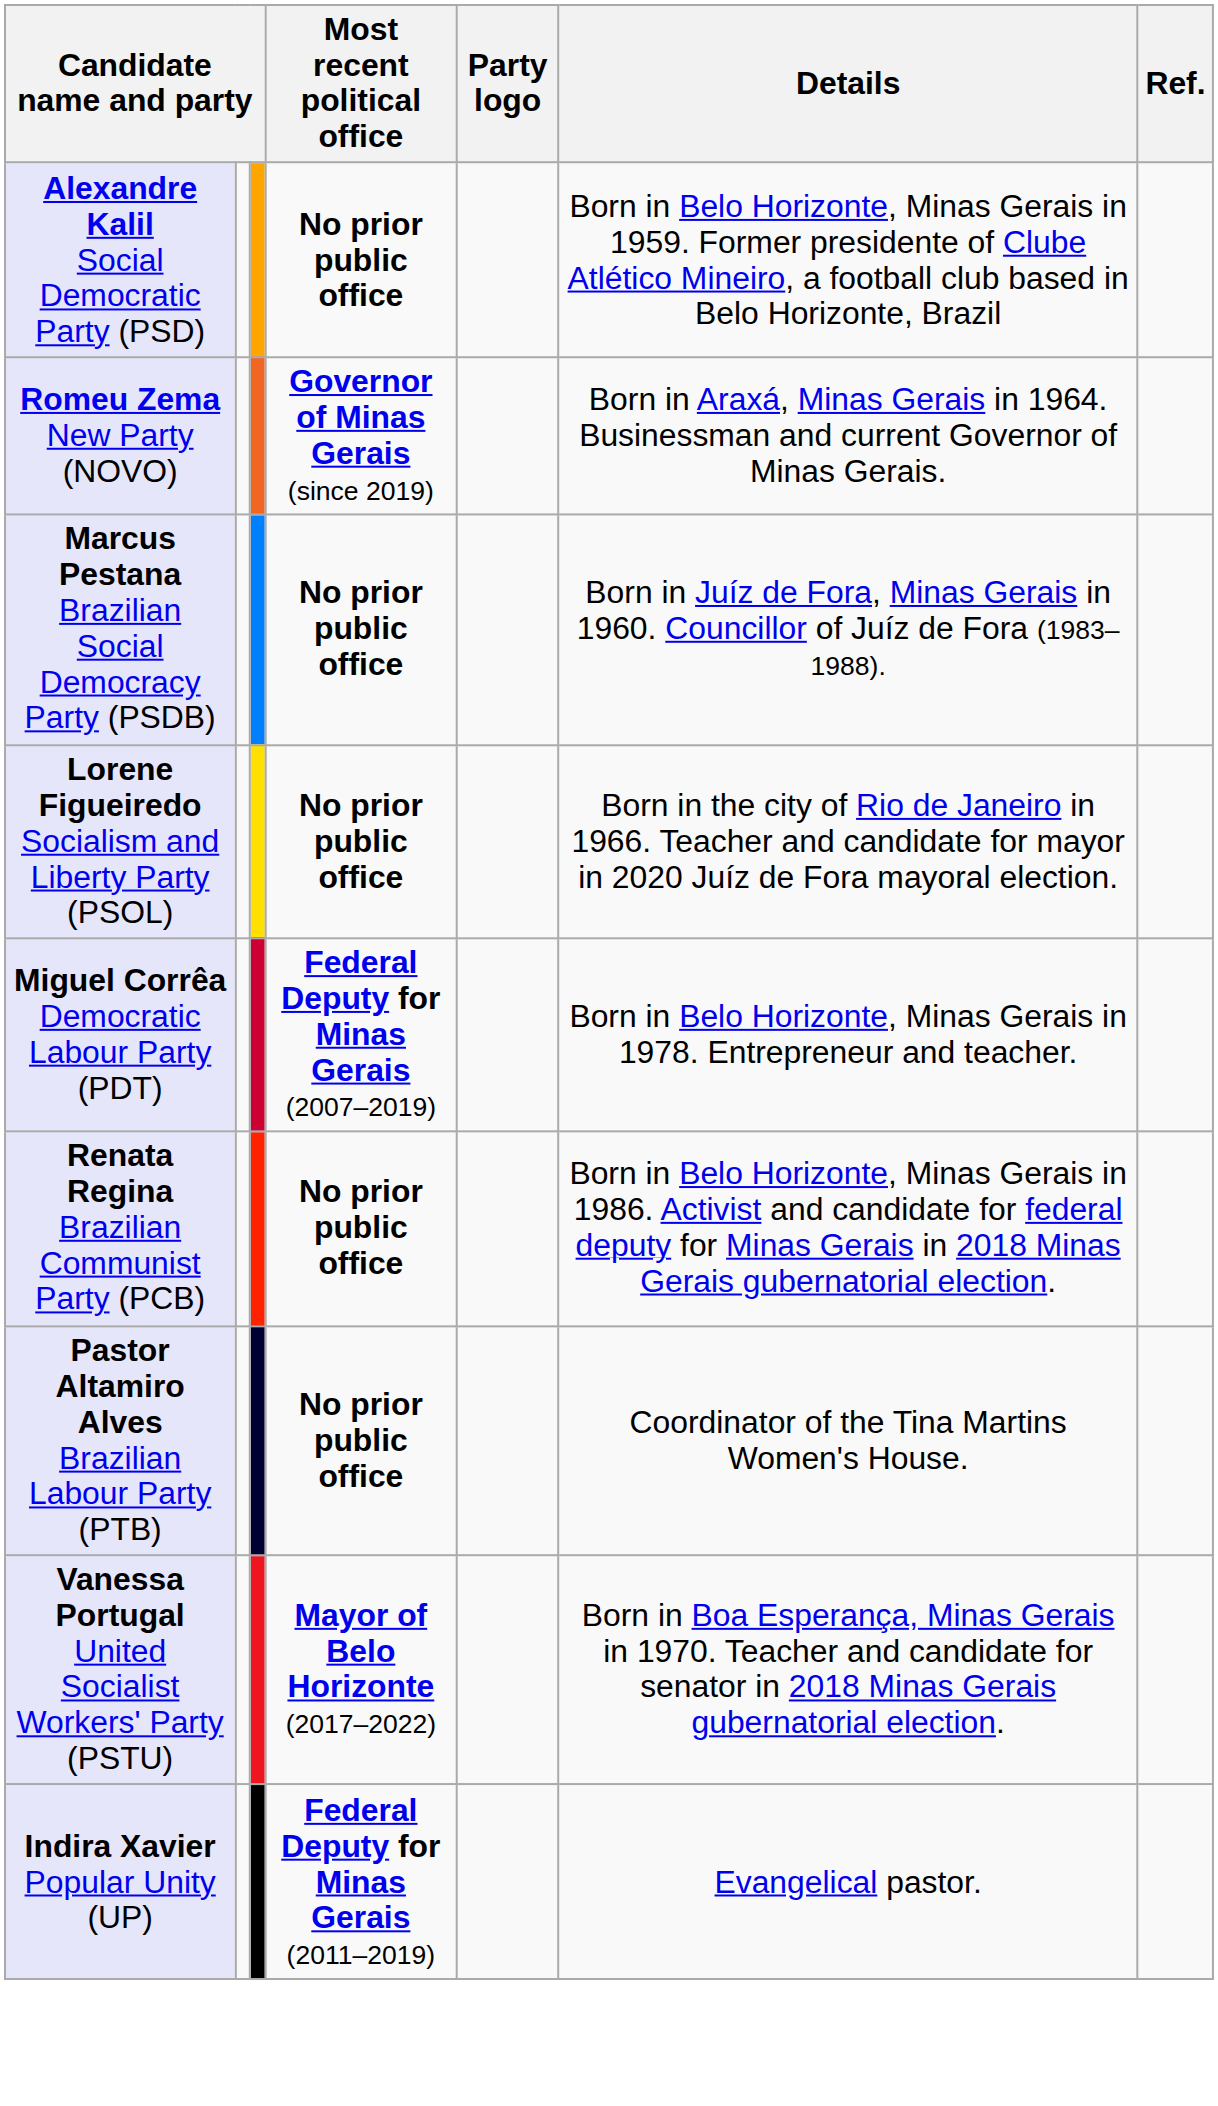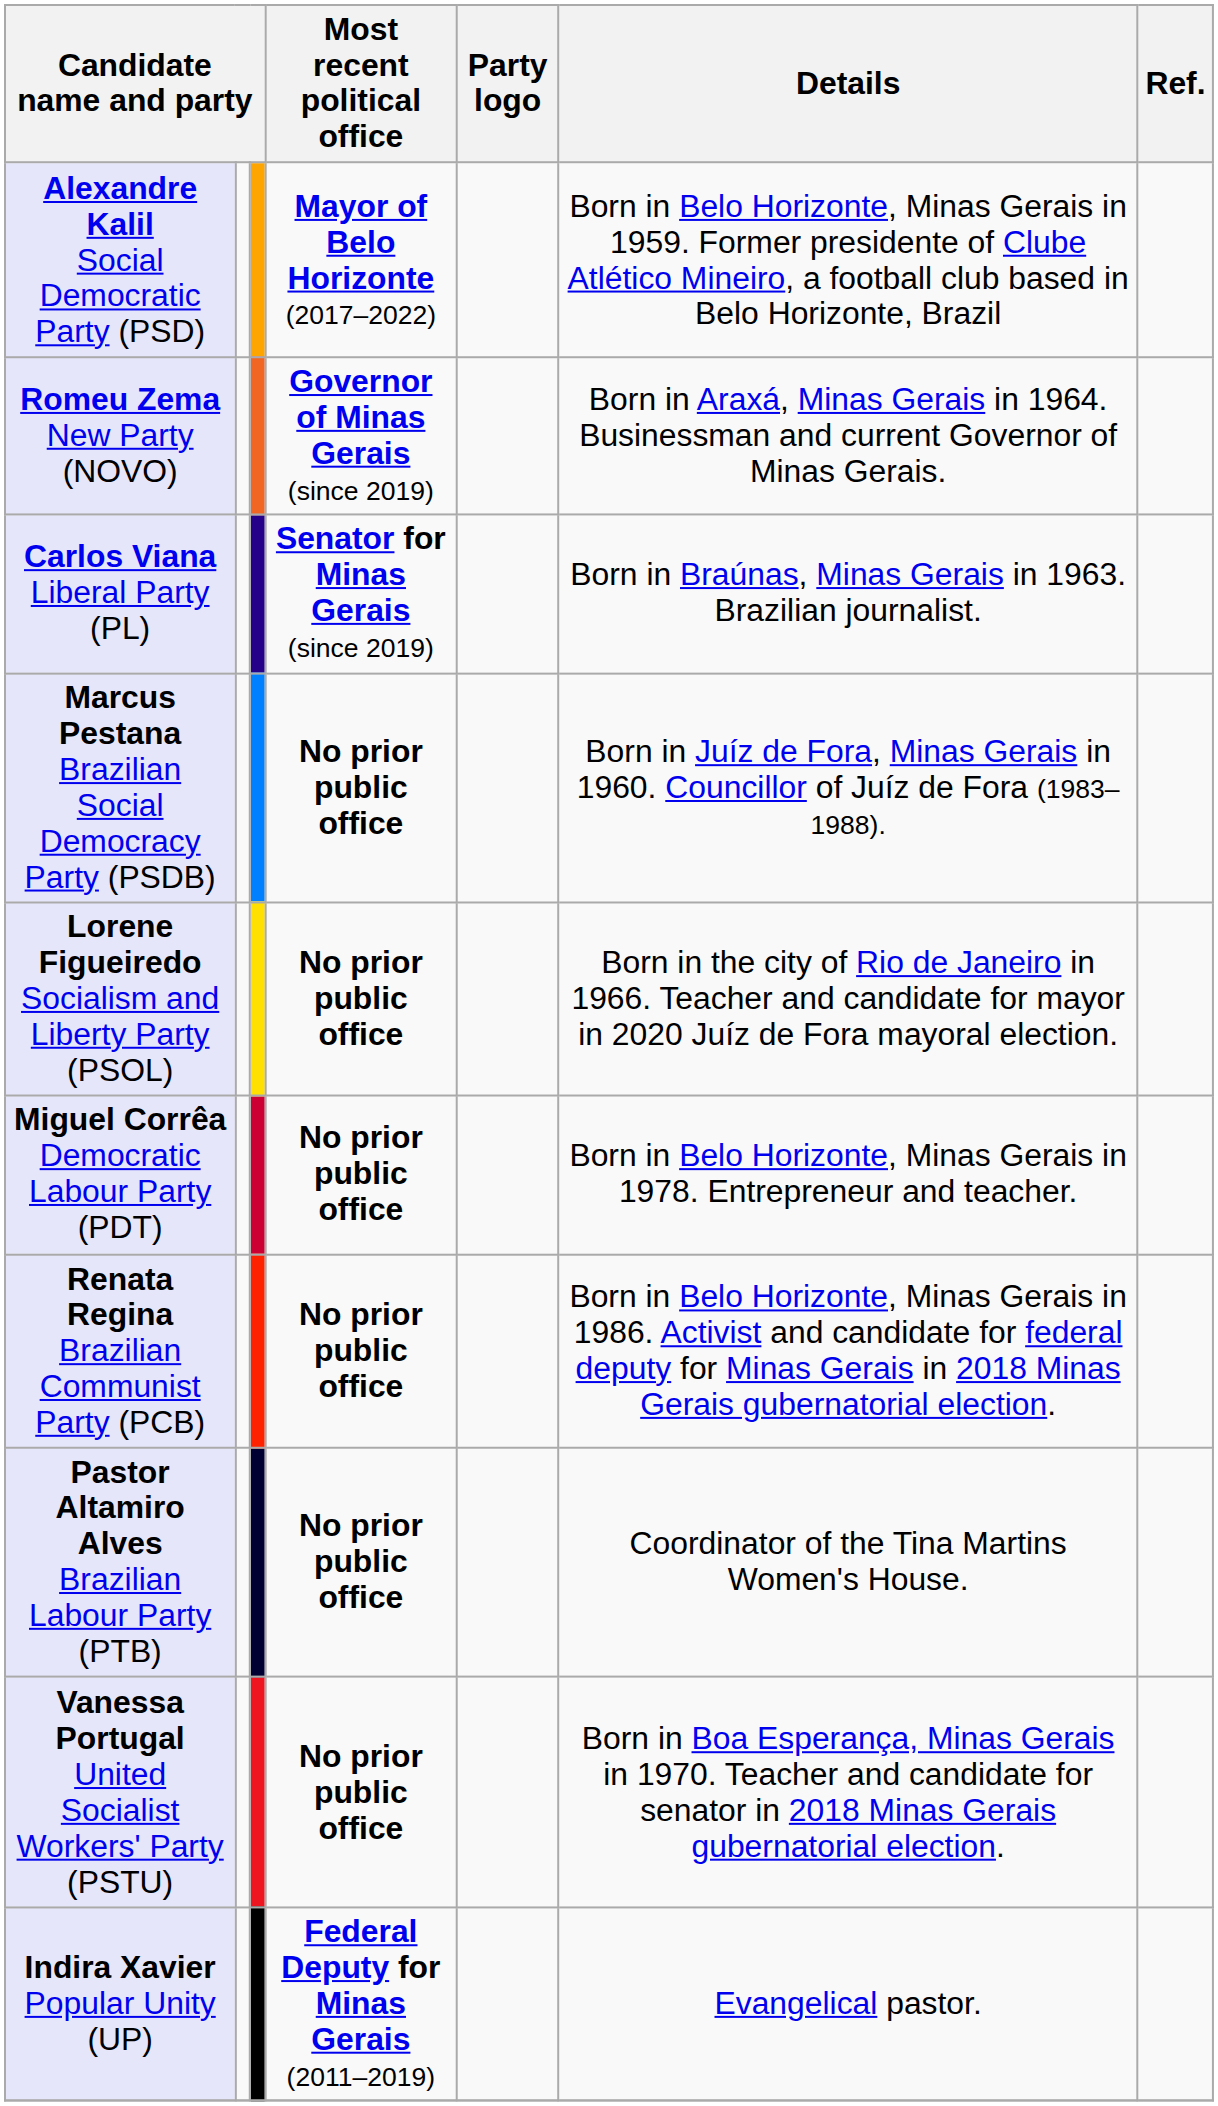(361, 259) No prior public office -> (361, 259) Mayor of Belo Horizonte (2017–2022)
+ row: (120, 593)
(361, 1034) Federal Deputy for Minas Gerais (2007–2019) -> (361, 1174) No prior public office
(361, 1669) Mayor of Belo Horizonte (2017–2022) -> (361, 1791) No prior public office
